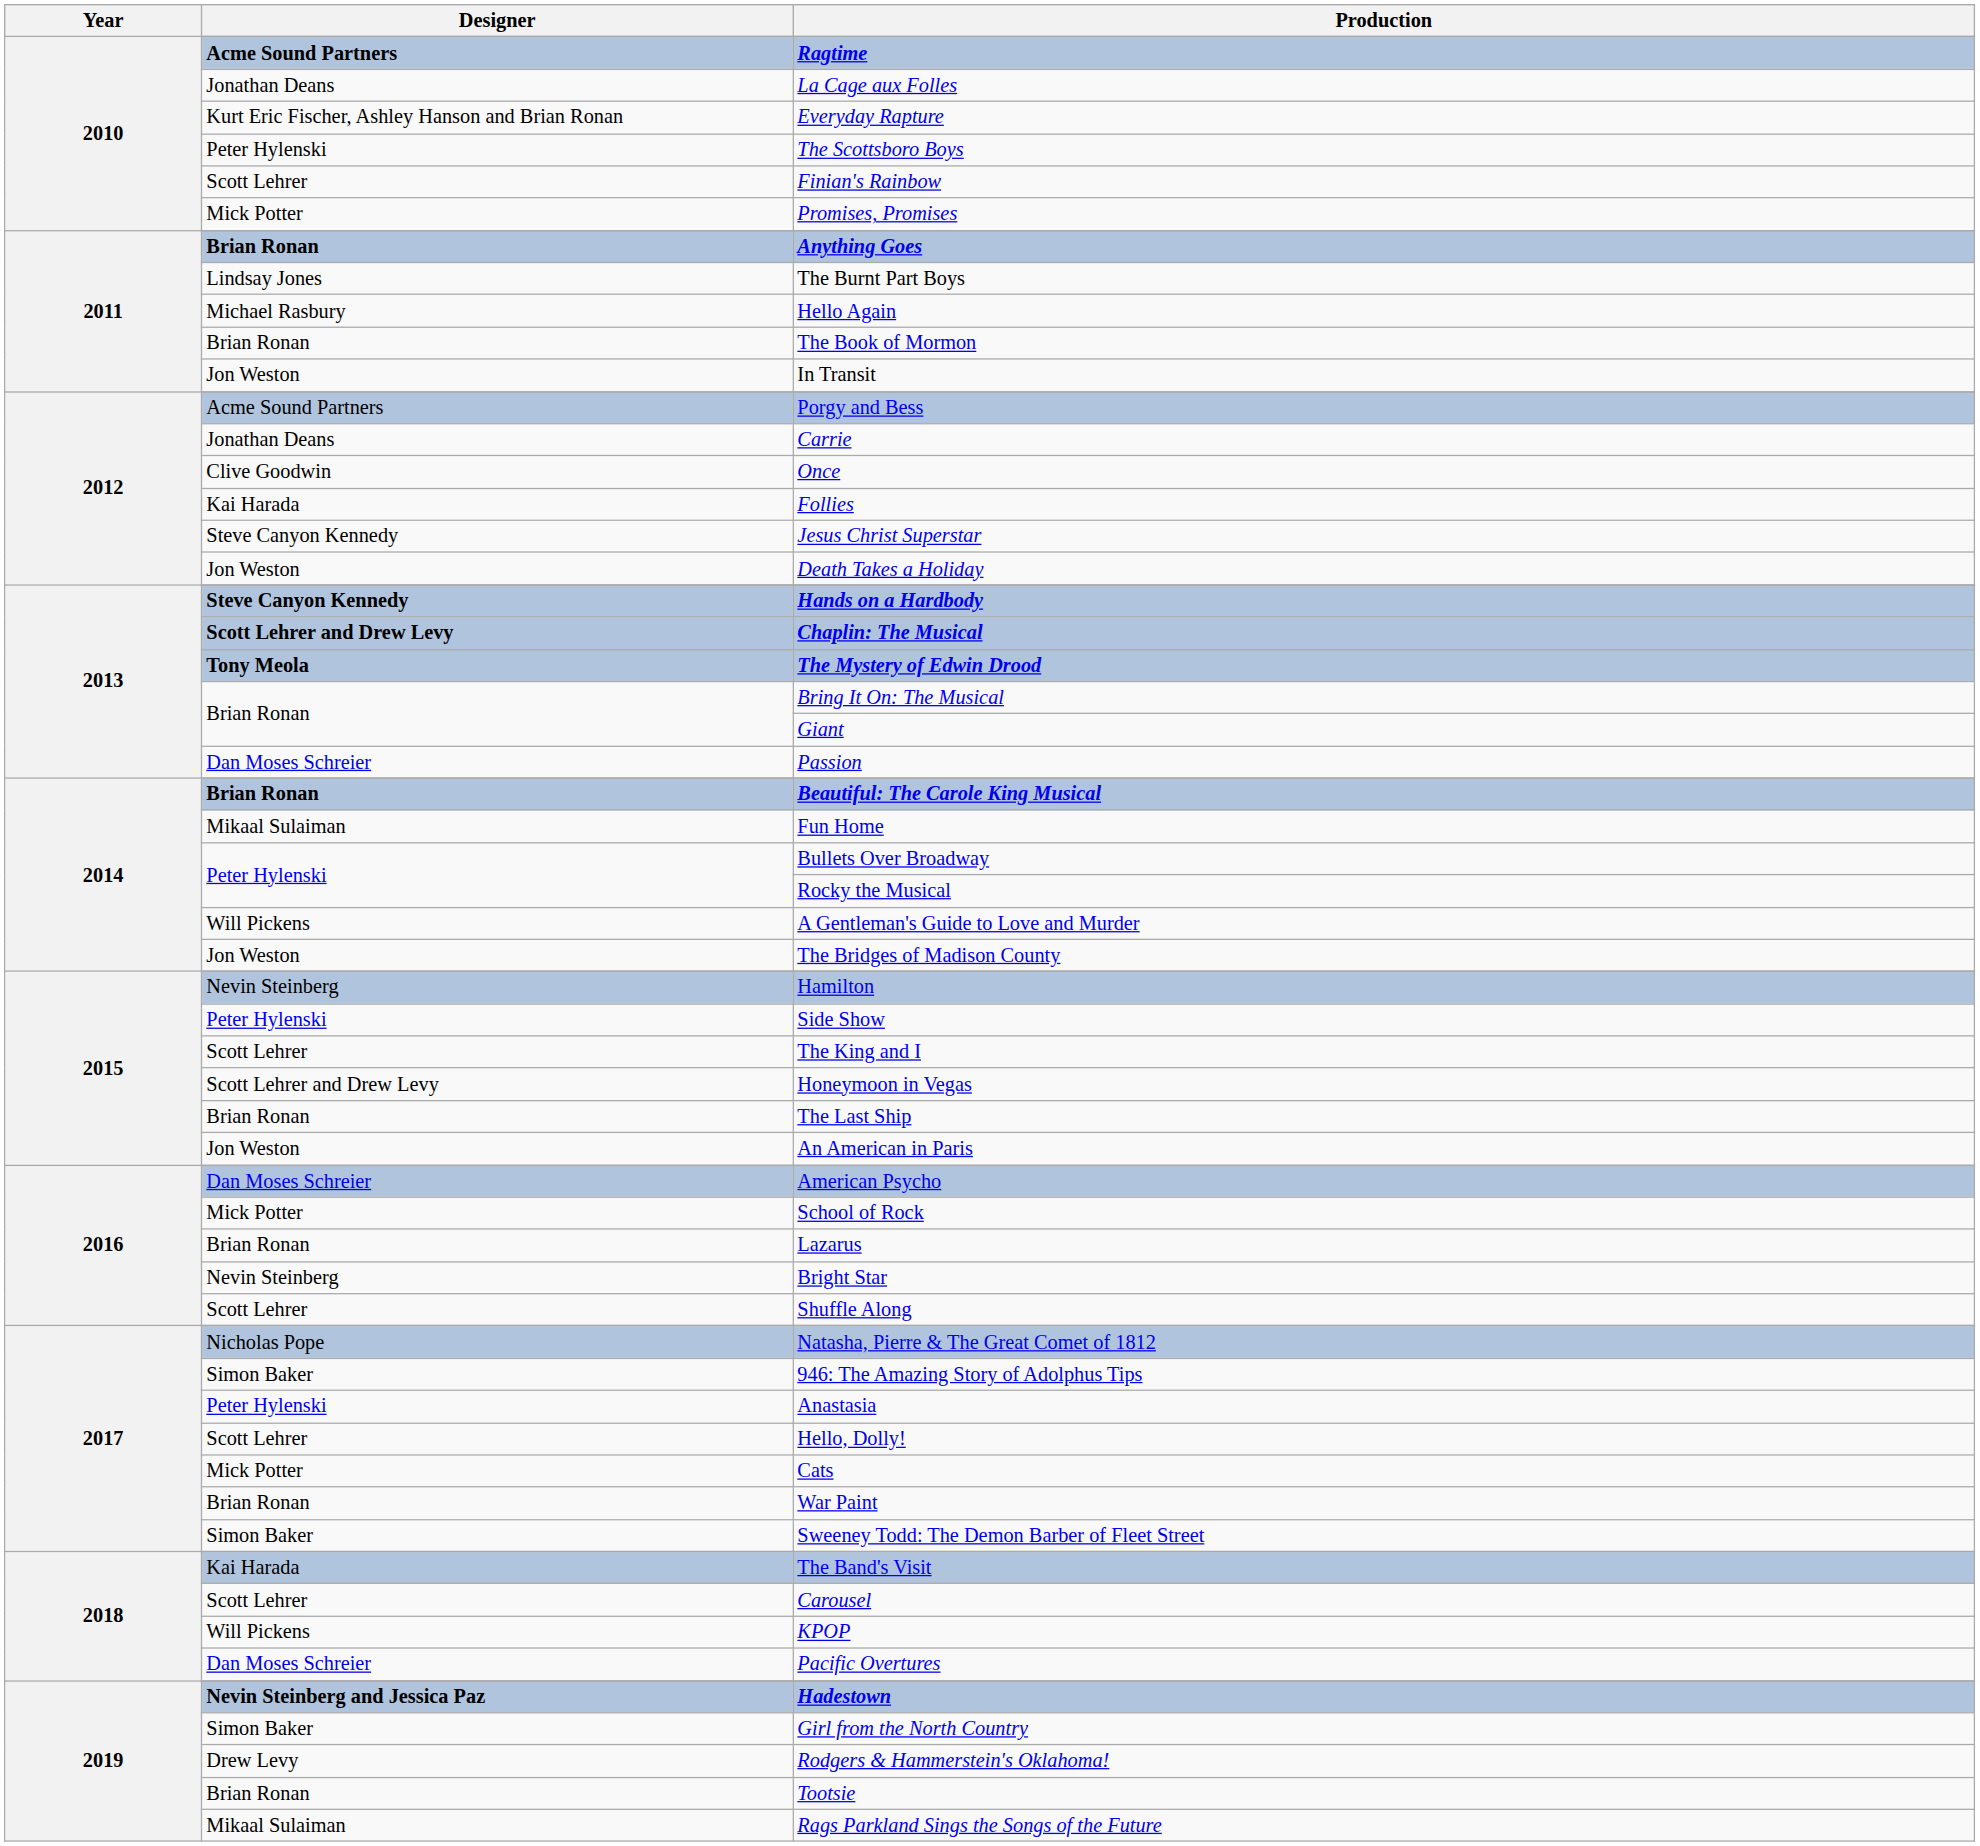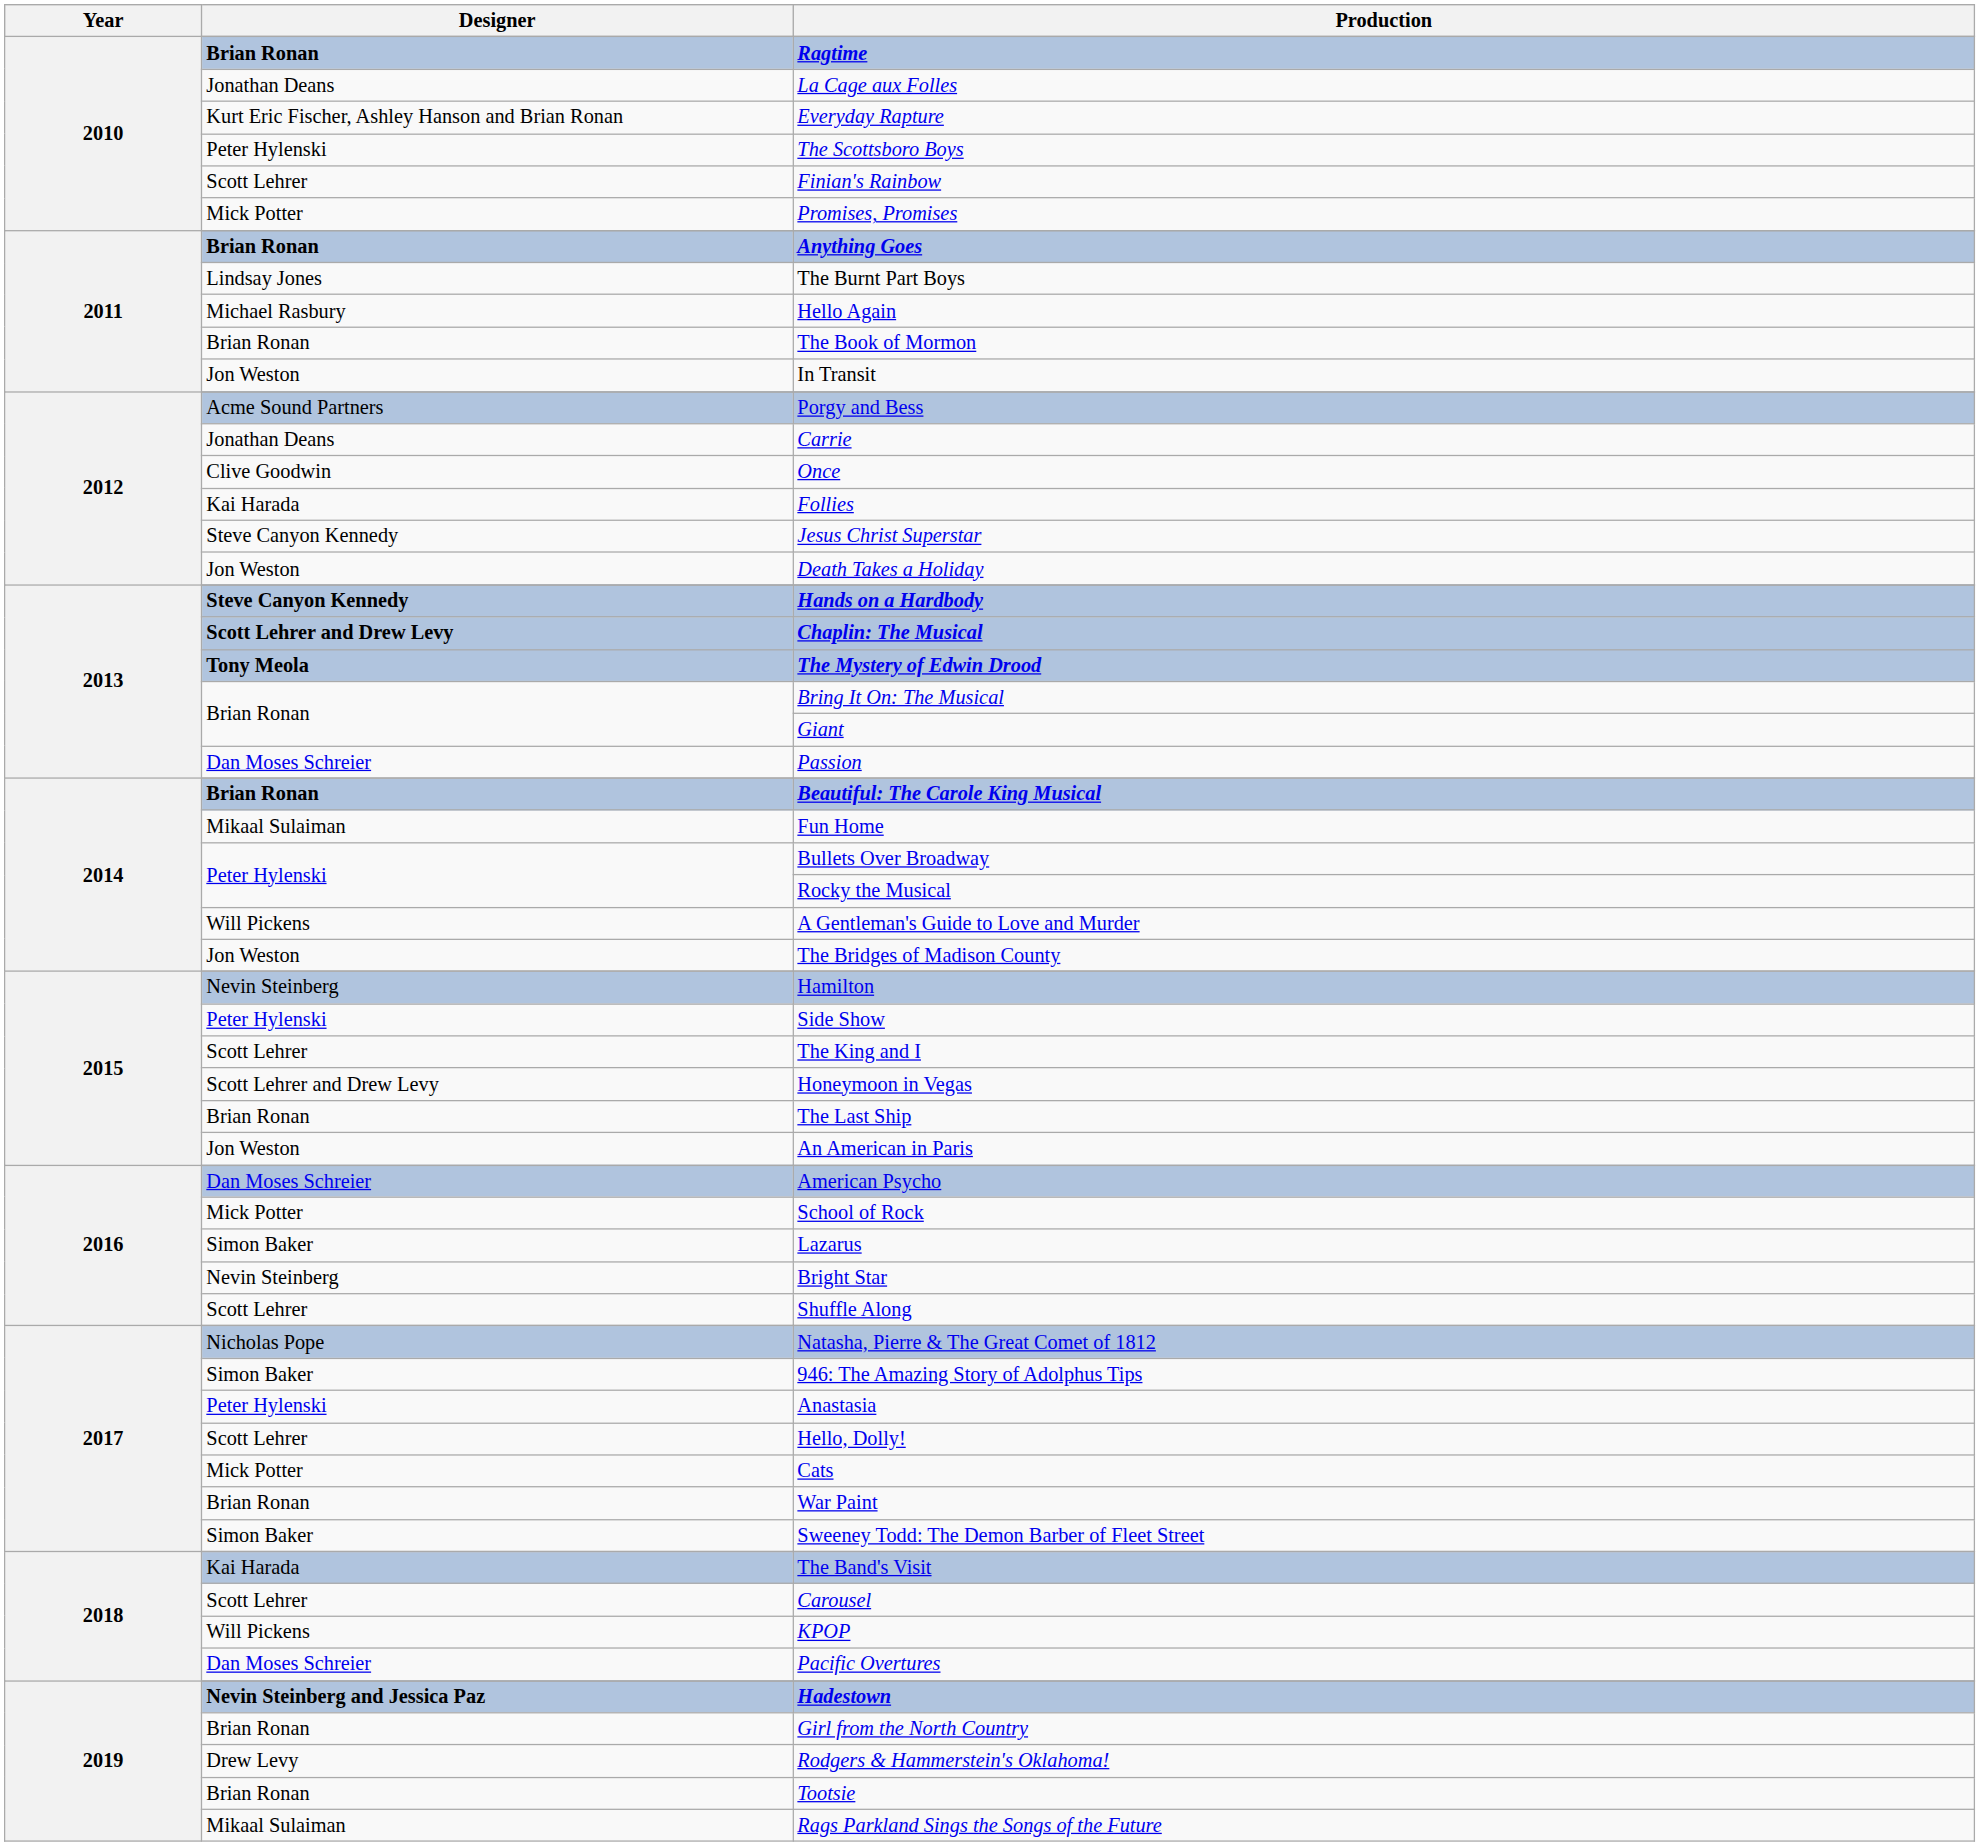(302, 52) Acme Sound Partners -> (263, 52) Brian Ronan
(258, 1245) Brian Ronan -> (260, 1245) Simon Baker
(260, 1728) Simon Baker -> (258, 1728) Brian Ronan
